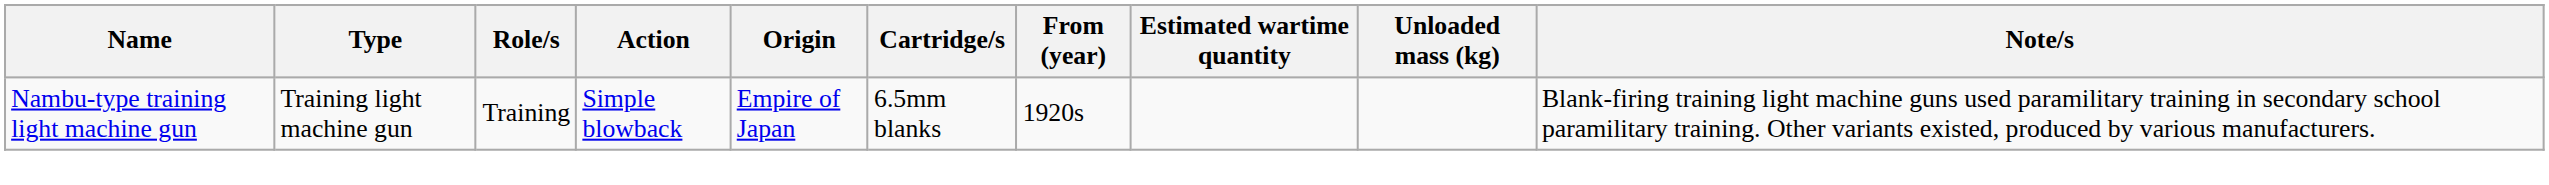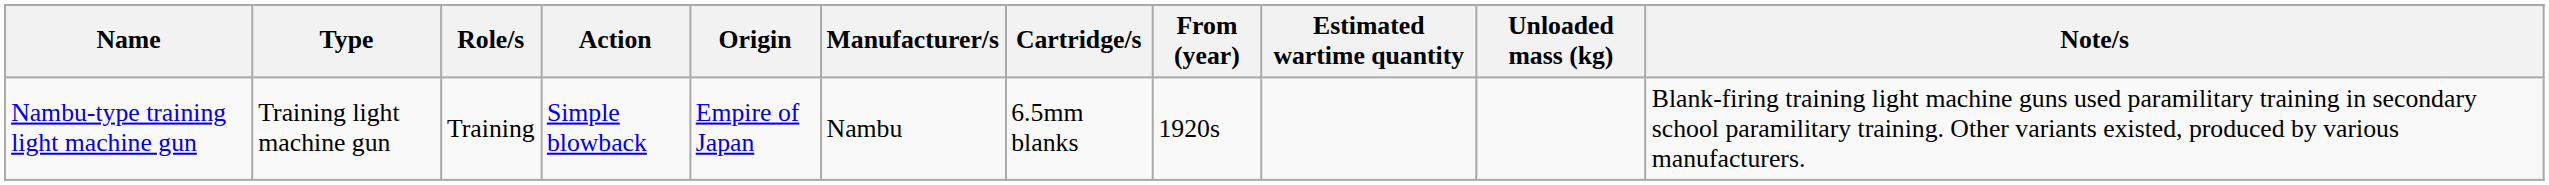+ column: (913, 40)
